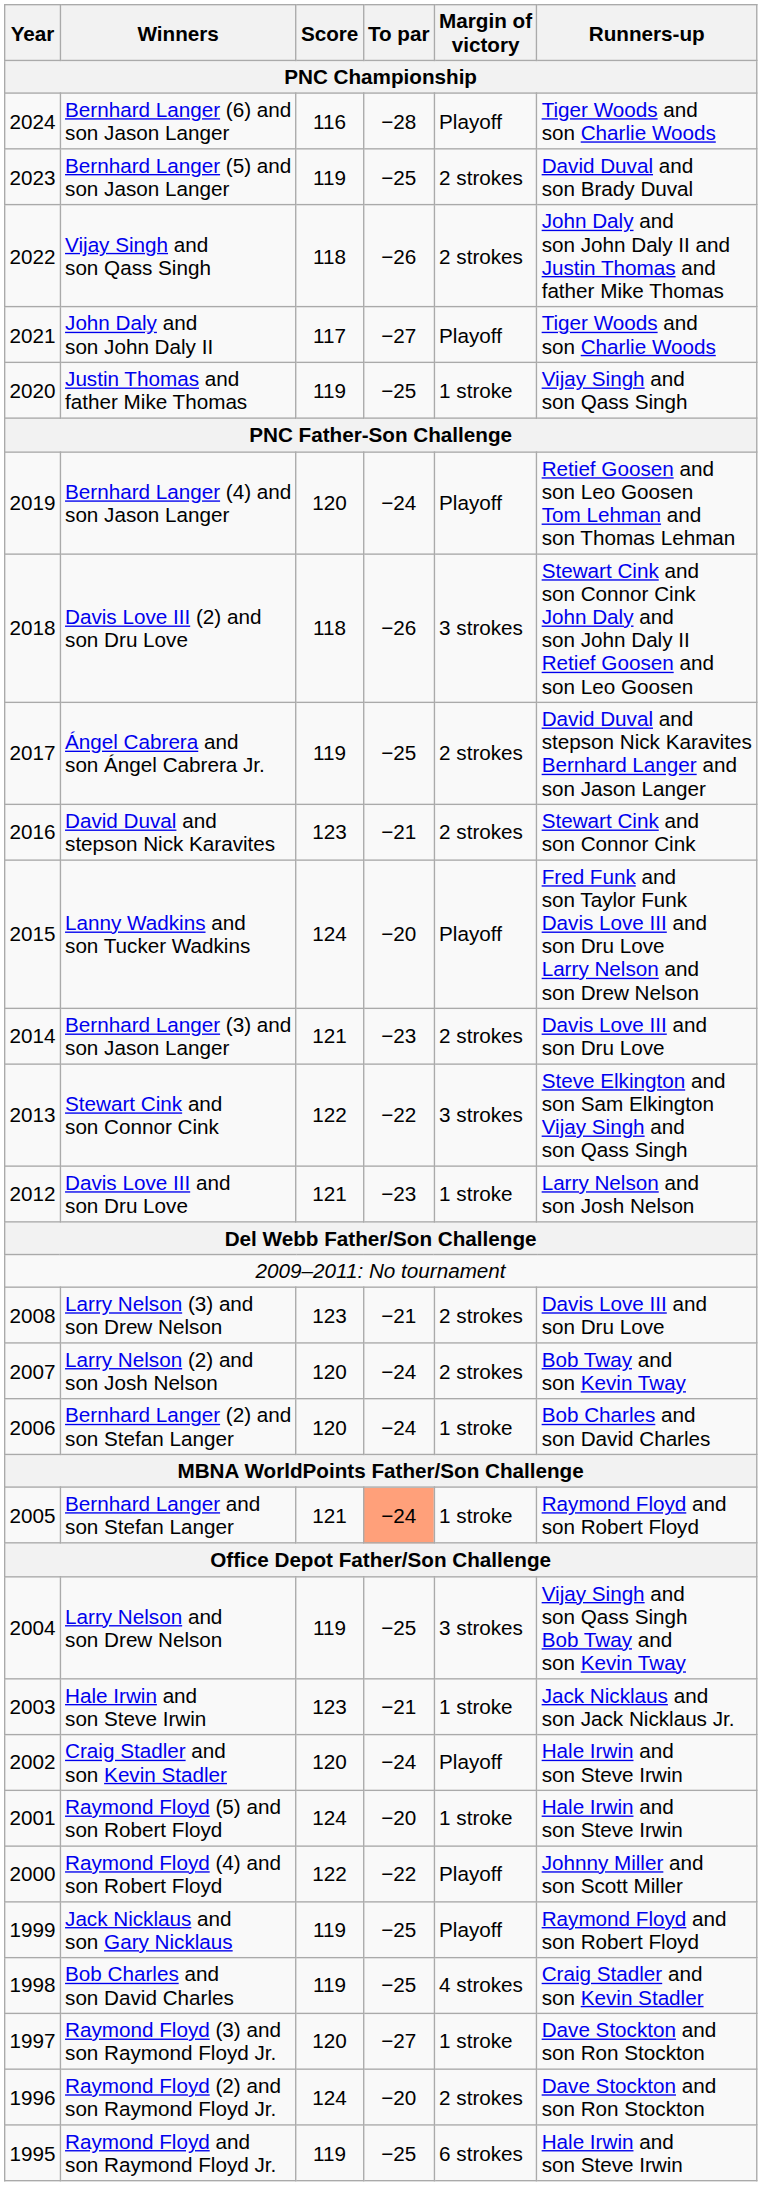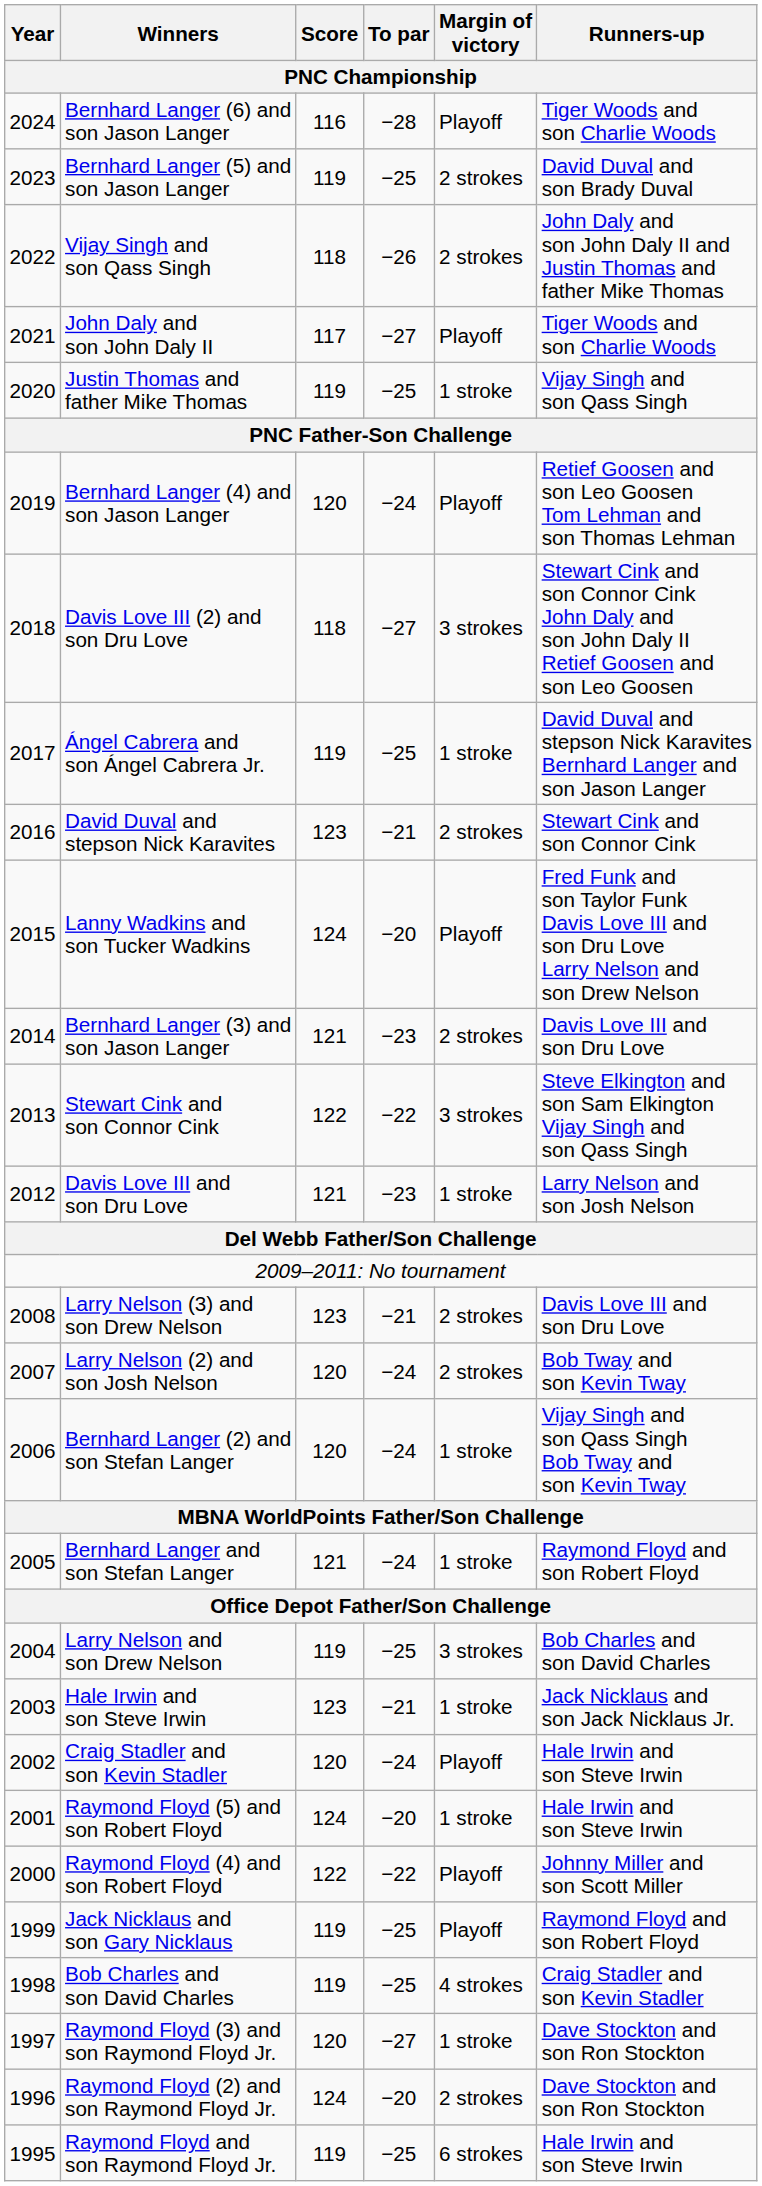(399, 628) −26 -> (399, 628) −27
(481, 753) 2 strokes -> (476, 753) 1 stroke
(626, 1427) Bob Charles and son David Charles -> (615, 1450) Vijay Singh and son Qass Singh Bob Tway and son Kevin Tway
(399, 1516) lightsalmon background -> (399, 1562) no background
(615, 1627) Vijay Singh and son Qass Singh Bob Tway and son Kevin Tway -> (626, 1651) Bob Charles and son David Charles
